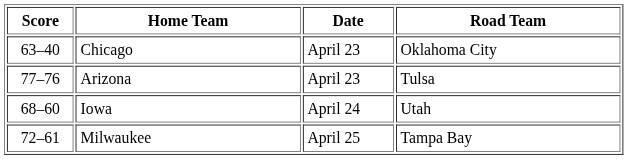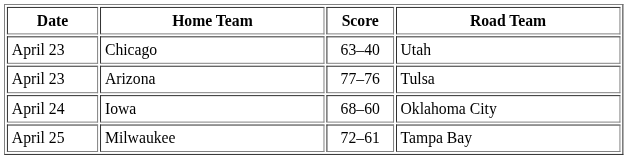columns swapped: (348, 20) <-> (40, 20)
(449, 50) Oklahoma City -> (416, 50) Utah
(416, 108) Utah -> (449, 108) Oklahoma City
